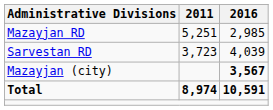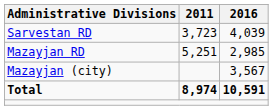rows swapped: (46, 33) <-> (49, 52)
(247, 71) bold -> (247, 71) normal
